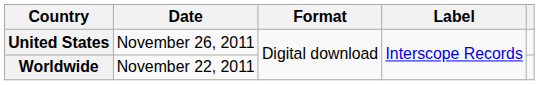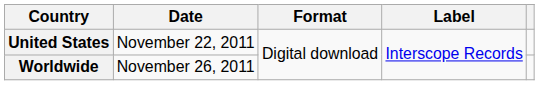(186, 42) November 26, 2011 -> (186, 42) November 22, 2011
(186, 67) November 22, 2011 -> (186, 67) November 26, 2011
